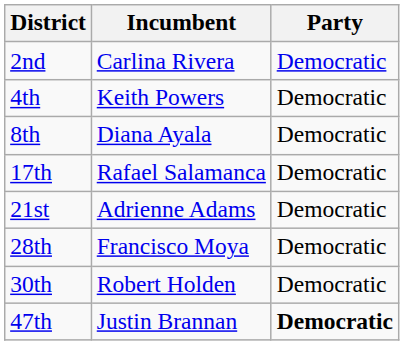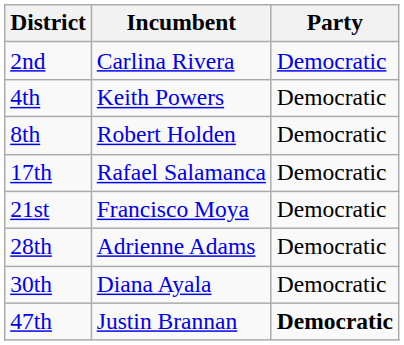(154, 135) Diana Ayala -> (166, 135) Robert Holden
(176, 209) Adrienne Adams -> (173, 209) Francisco Moya
(173, 246) Francisco Moya -> (176, 246) Adrienne Adams
(166, 284) Robert Holden -> (154, 284) Diana Ayala
